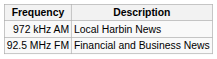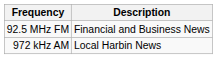rows swapped: (41, 29) <-> (38, 45)
